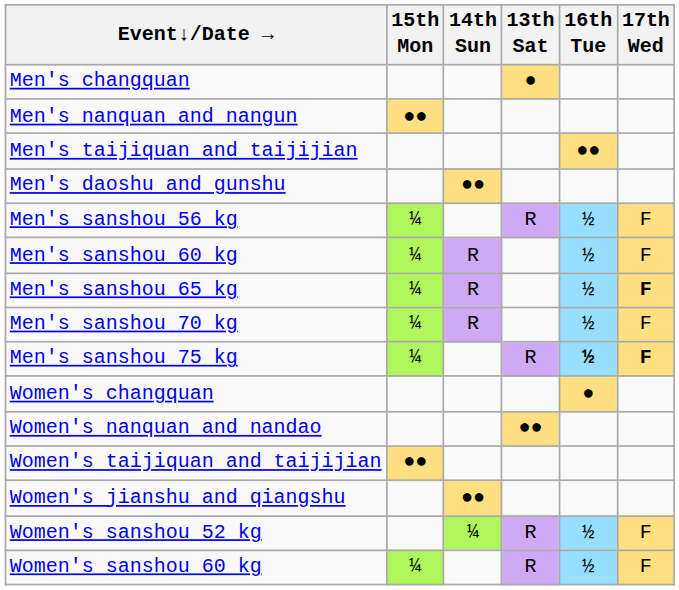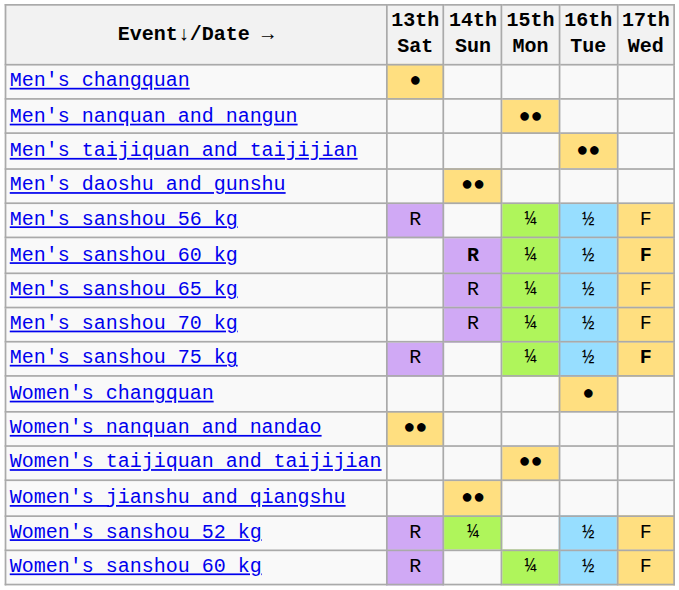columns swapped: (531, 34) <-> (415, 34)
(473, 255) normal -> (473, 255) bold
(646, 255) normal -> (646, 255) bold
(646, 289) bold -> (646, 289) normal
(588, 359) bold -> (588, 359) normal
